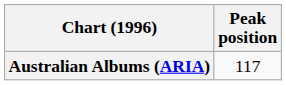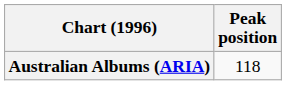(248, 65) 117 -> (248, 65) 118
